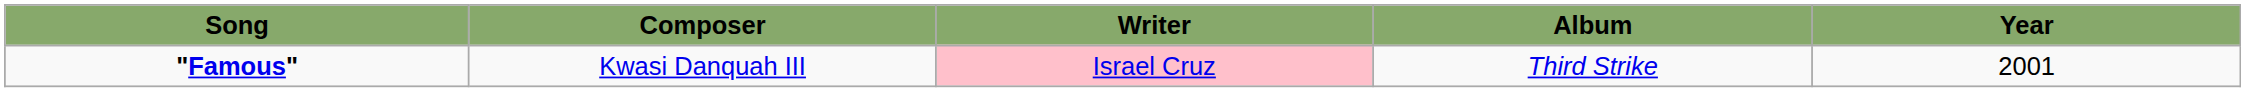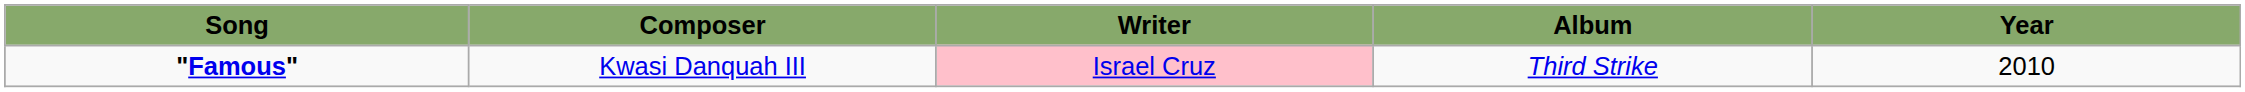(2027, 65) 2001 -> (2027, 65) 2010
